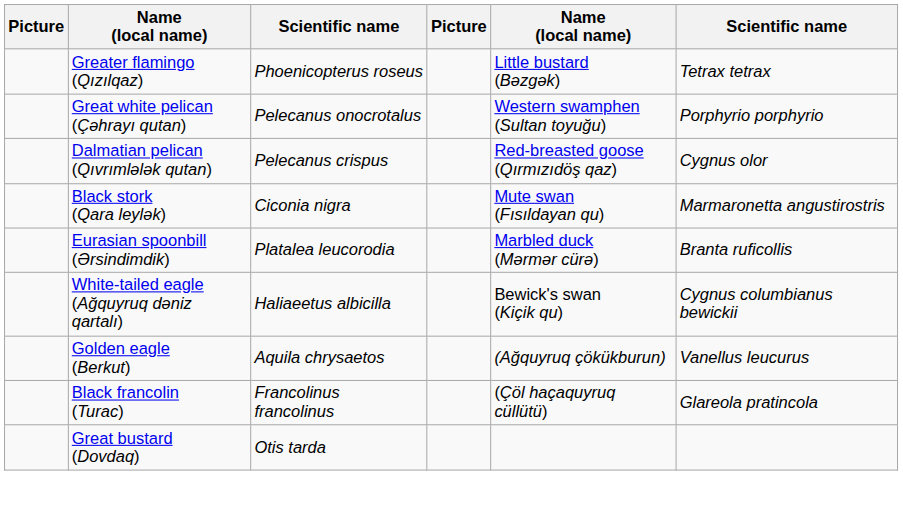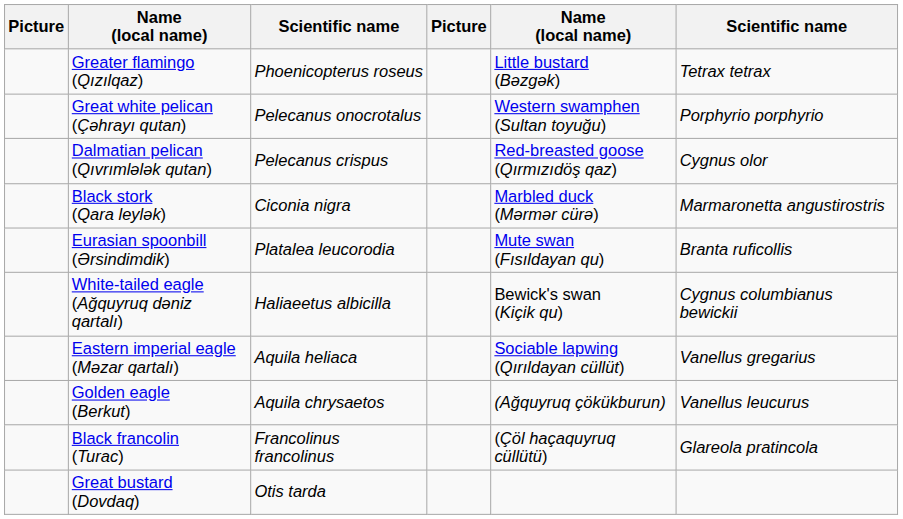(549, 205) Mute swan (Fısıldayan qu) -> (547, 205) Marbled duck (Mərmər cürə)
(547, 250) Marbled duck (Mərmər cürə) -> (549, 250) Mute swan (Fısıldayan qu)
+ row: (154, 358)
